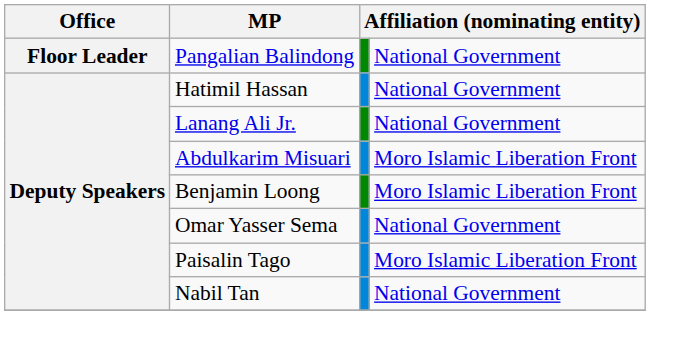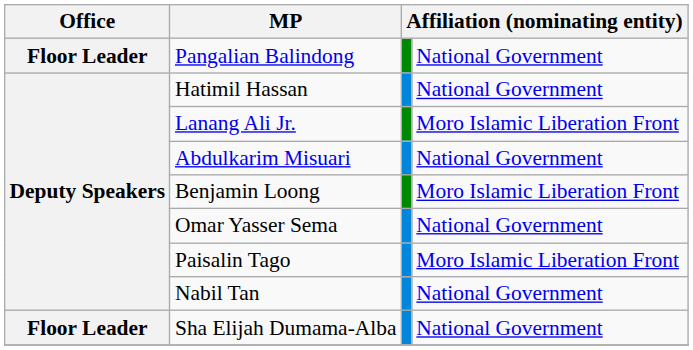(467, 123) National Government -> (548, 123) Moro Islamic Liberation Front
(505, 157) Moro Islamic Liberation Front -> (510, 157) National Government
+ row: (286, 327)
